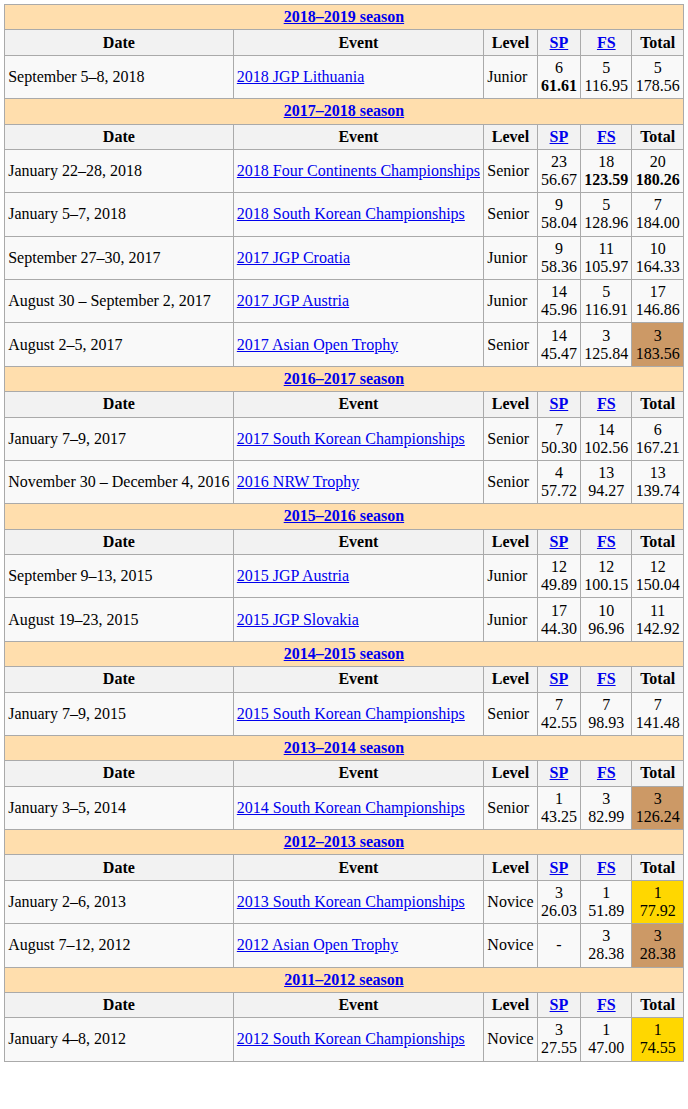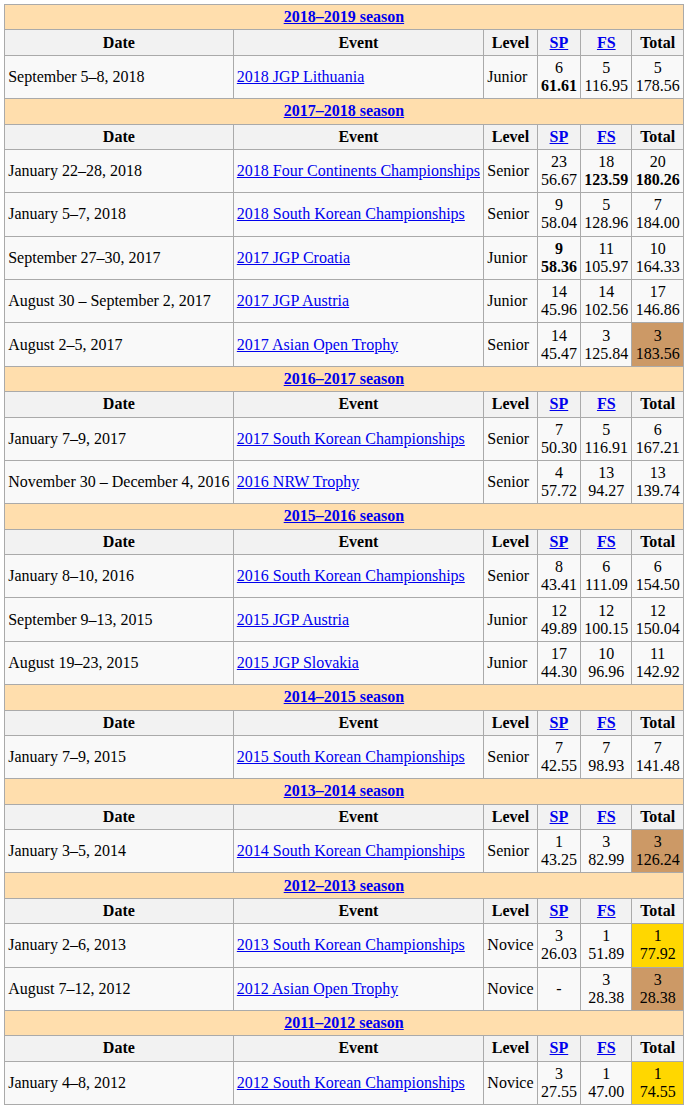(559, 257) normal -> (559, 257) bold
(606, 301) 5 116.91 -> (606, 301) 14 102.56
(606, 438) 14 102.56 -> (606, 438) 5 116.91
+ row: (71, 576)
